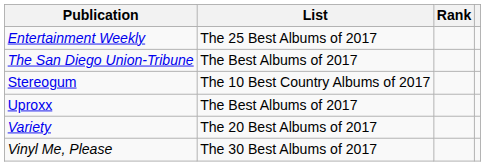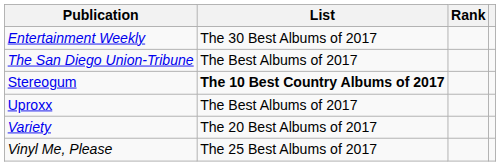(289, 37) The 25 Best Albums of 2017 -> (289, 37) The 30 Best Albums of 2017
(315, 82) normal -> (322, 82) bold
(289, 149) The 30 Best Albums of 2017 -> (289, 149) The 25 Best Albums of 2017
